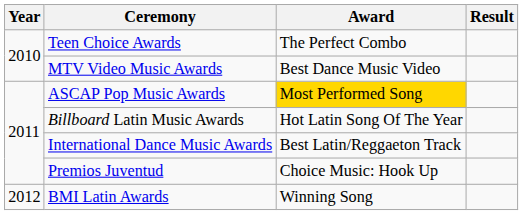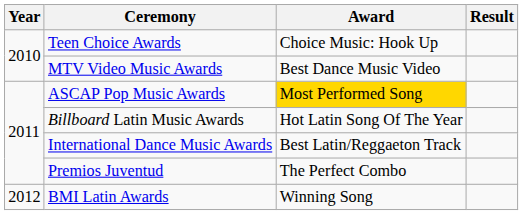(343, 42) The Perfect Combo -> (359, 42) Choice Music: Hook Up
(359, 171) Choice Music: Hook Up -> (343, 171) The Perfect Combo
